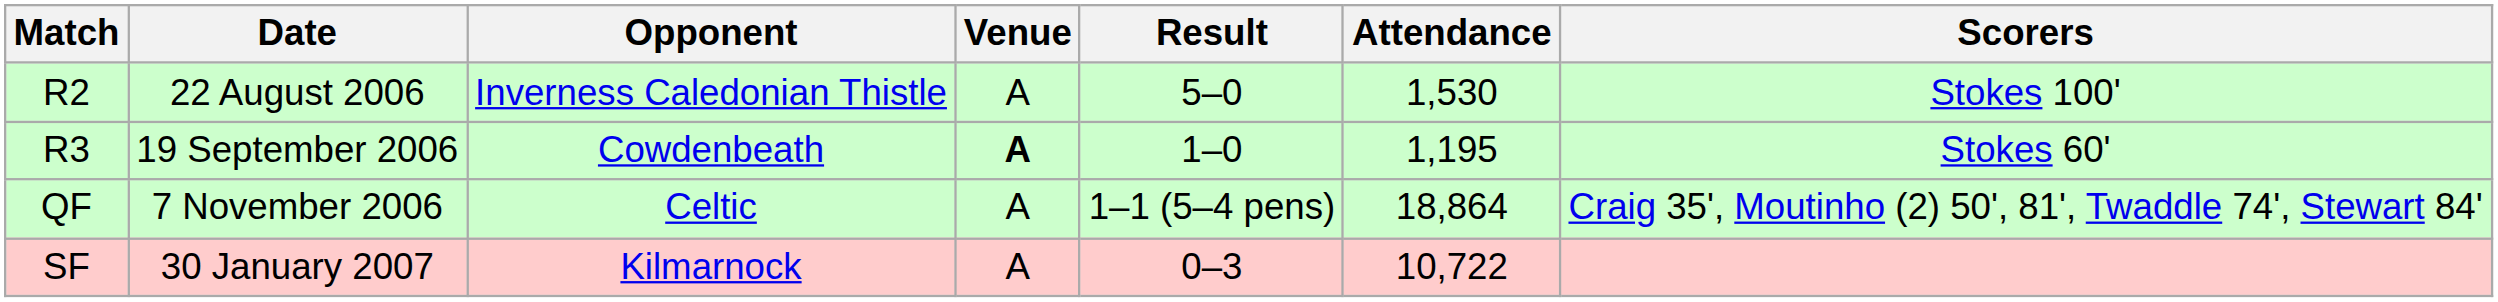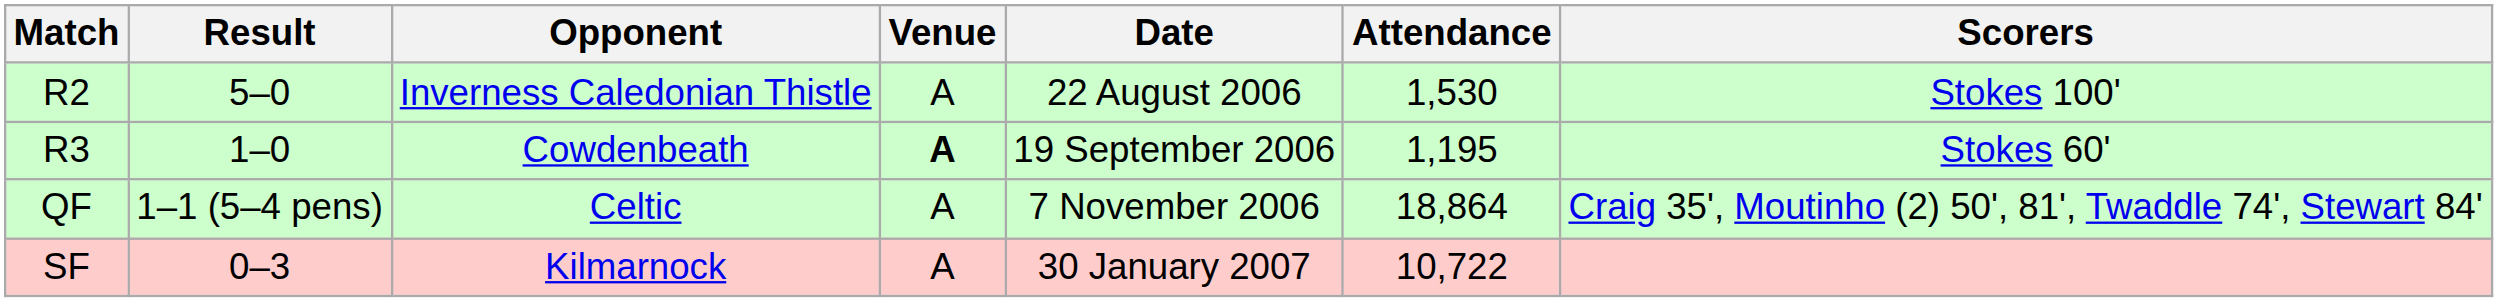columns swapped: (297, 33) <-> (1212, 33)
